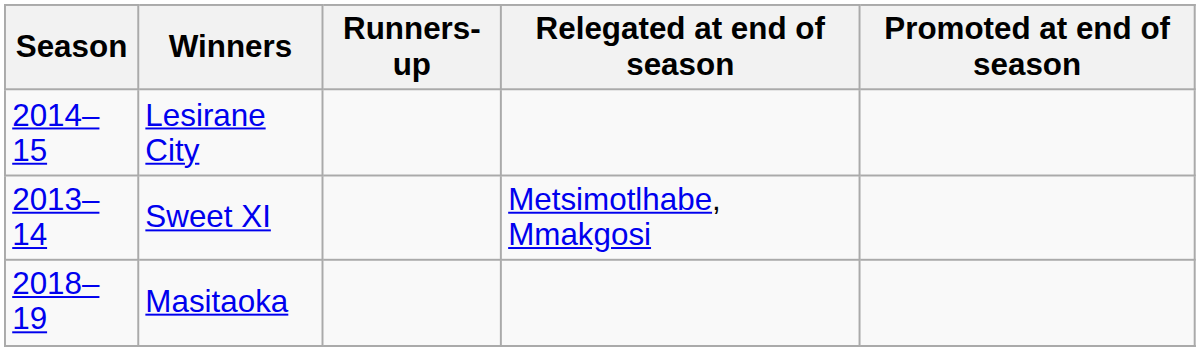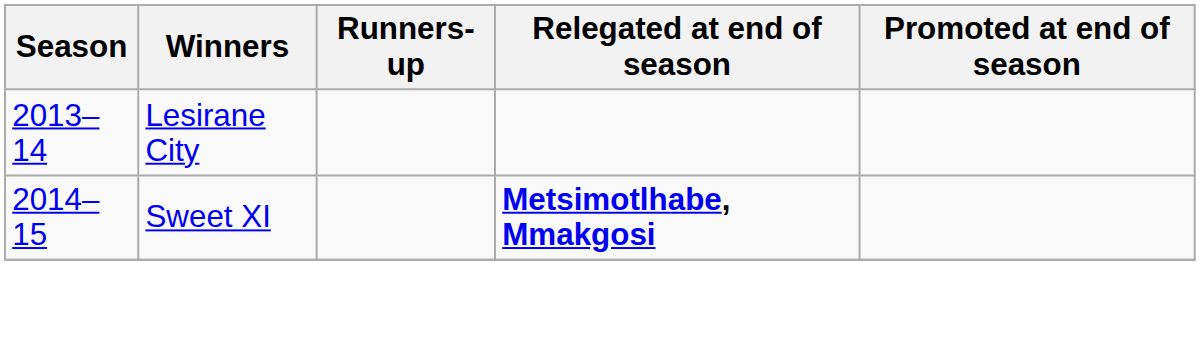(56, 132) 2014–15 -> (56, 132) 2013–14
(56, 217) 2013–14 -> (56, 217) 2014–15
(614, 217) normal -> (616, 217) bold
- row: (217, 302)
